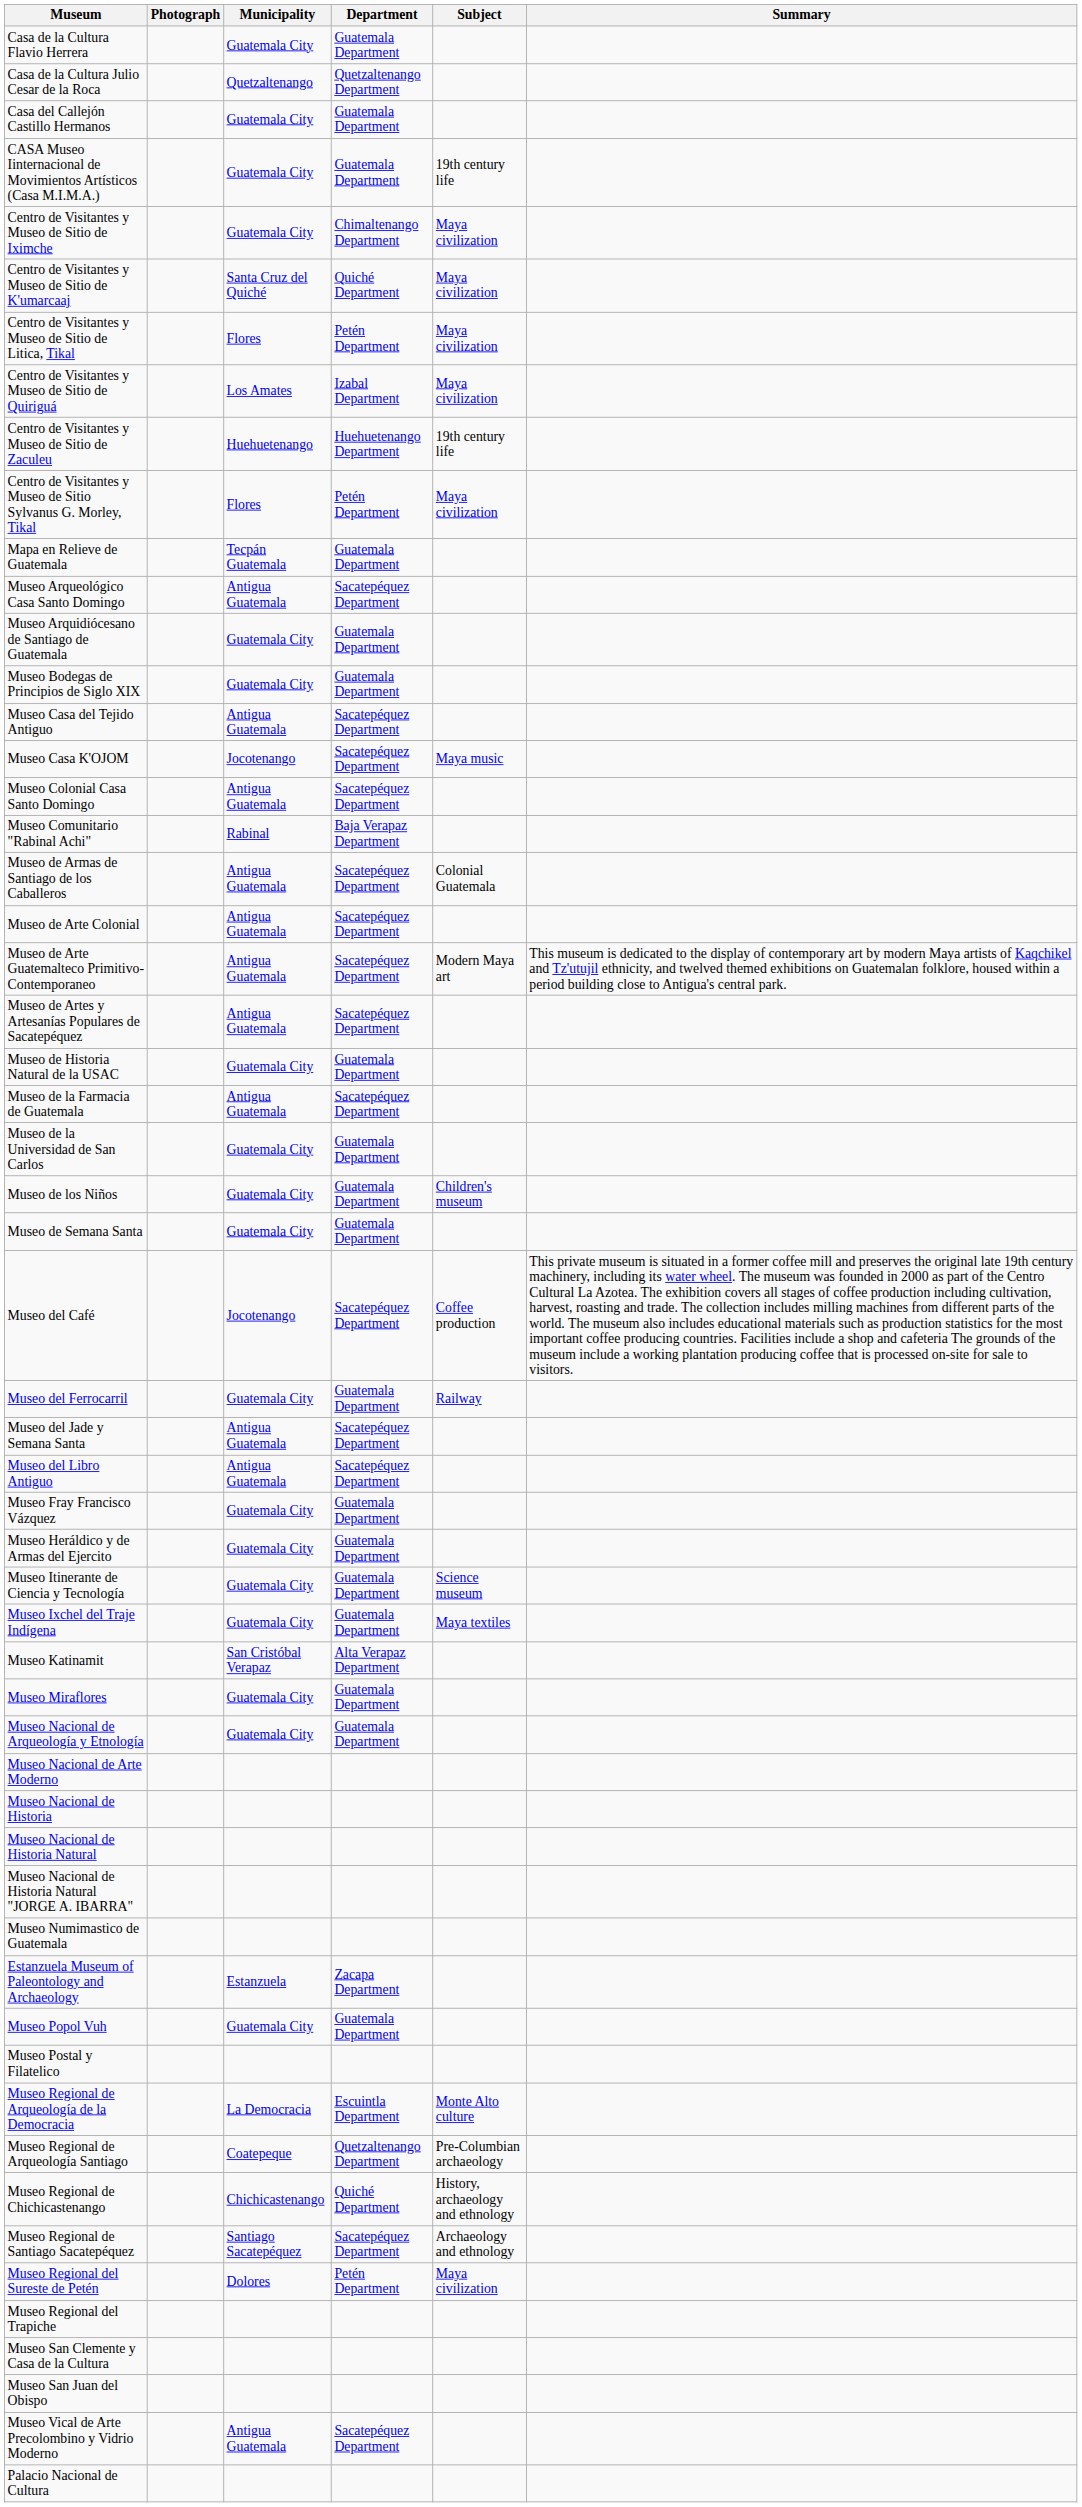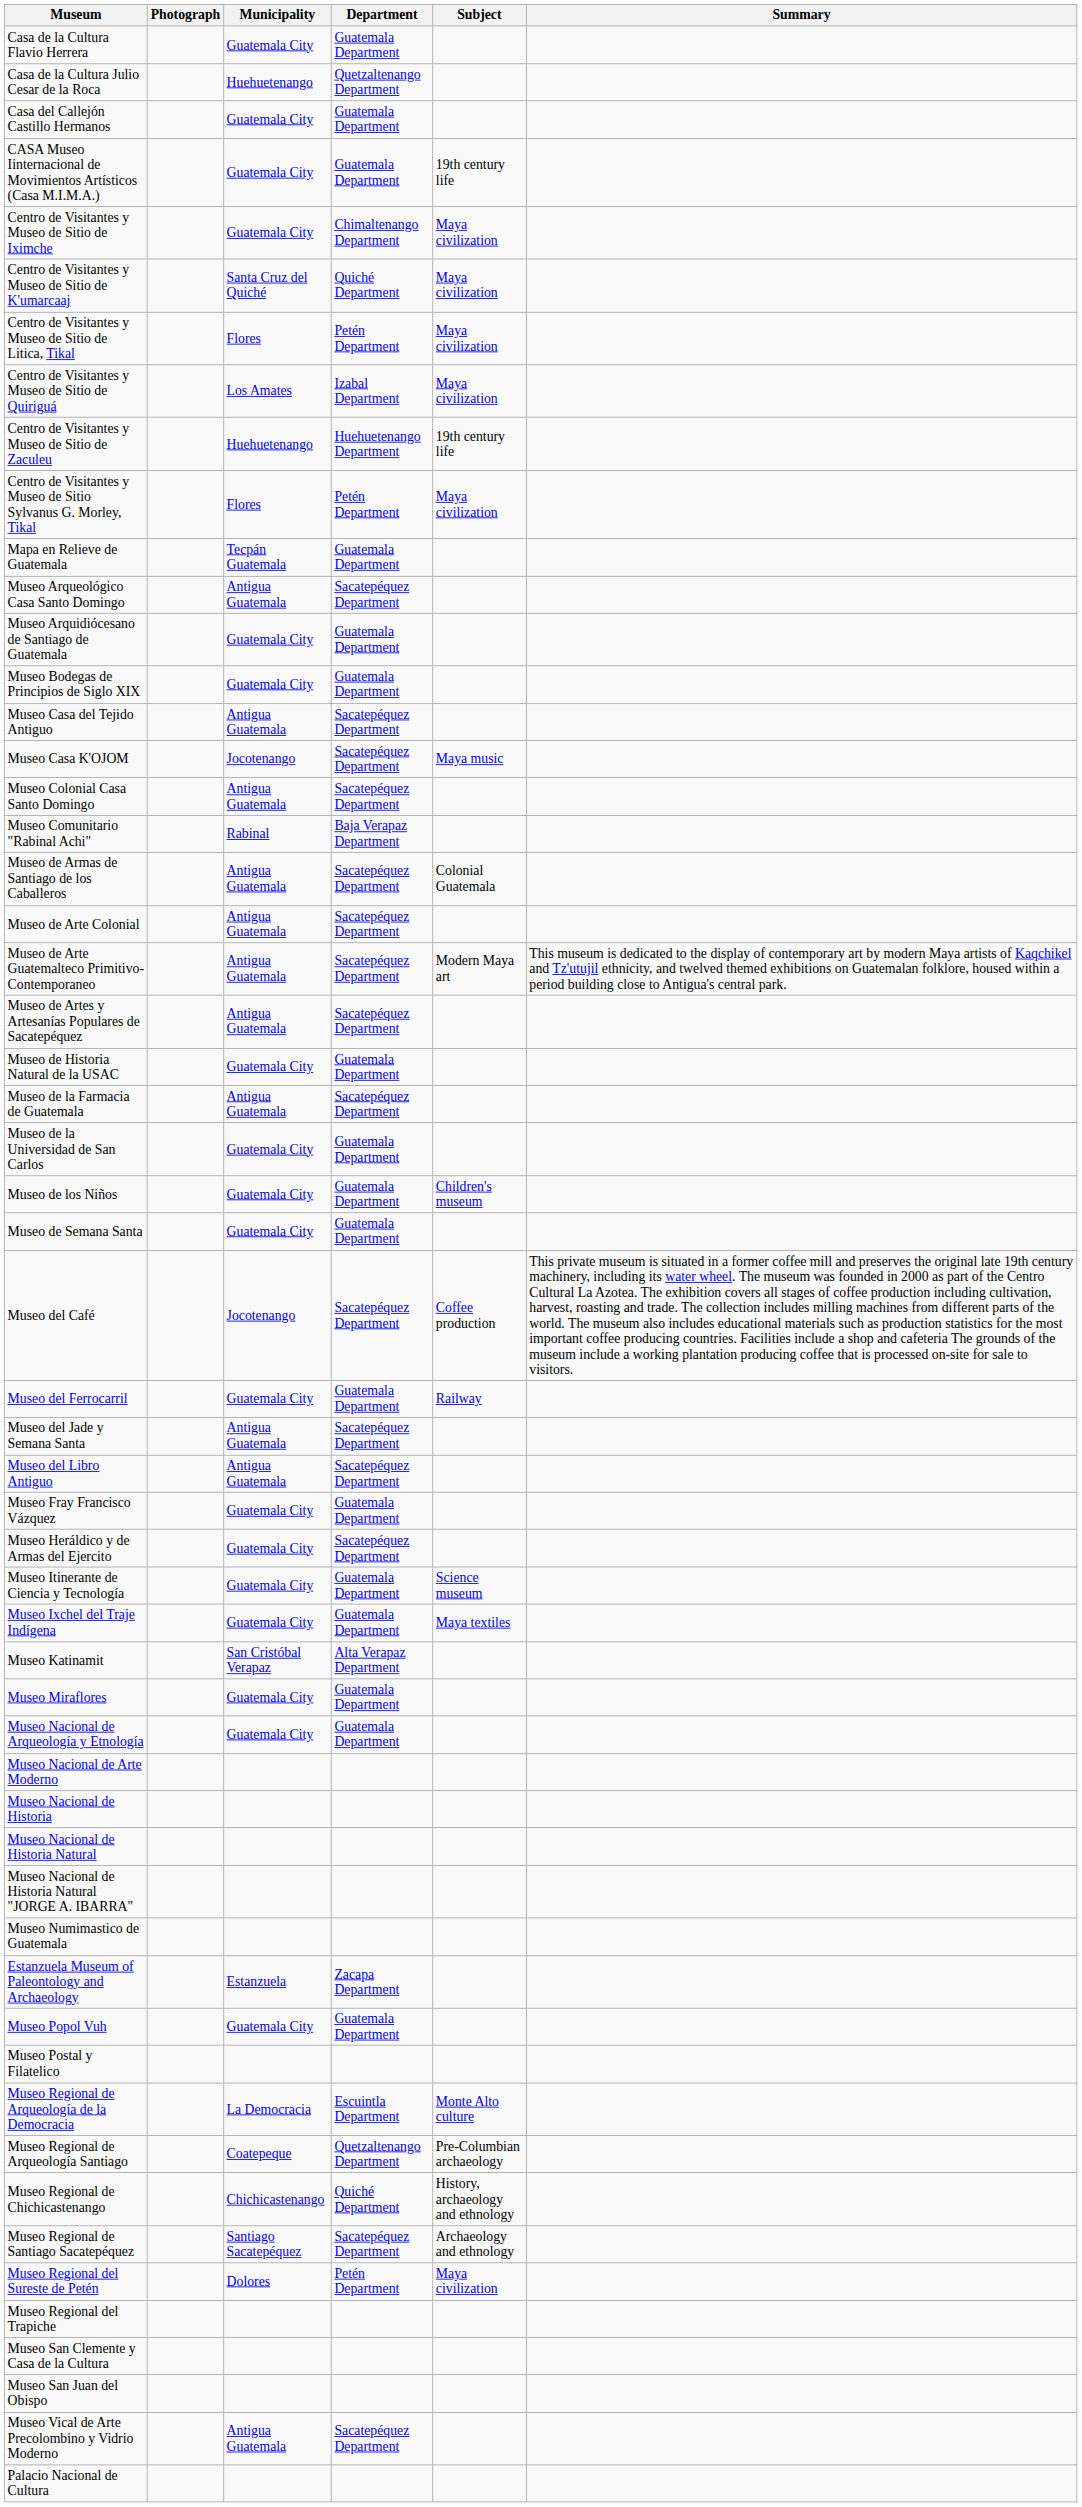(270, 82) Quetzaltenango -> (270, 82) Huehuetenango
(367, 1548) Guatemala Department -> (372, 1548) Sacatepéquez Department
